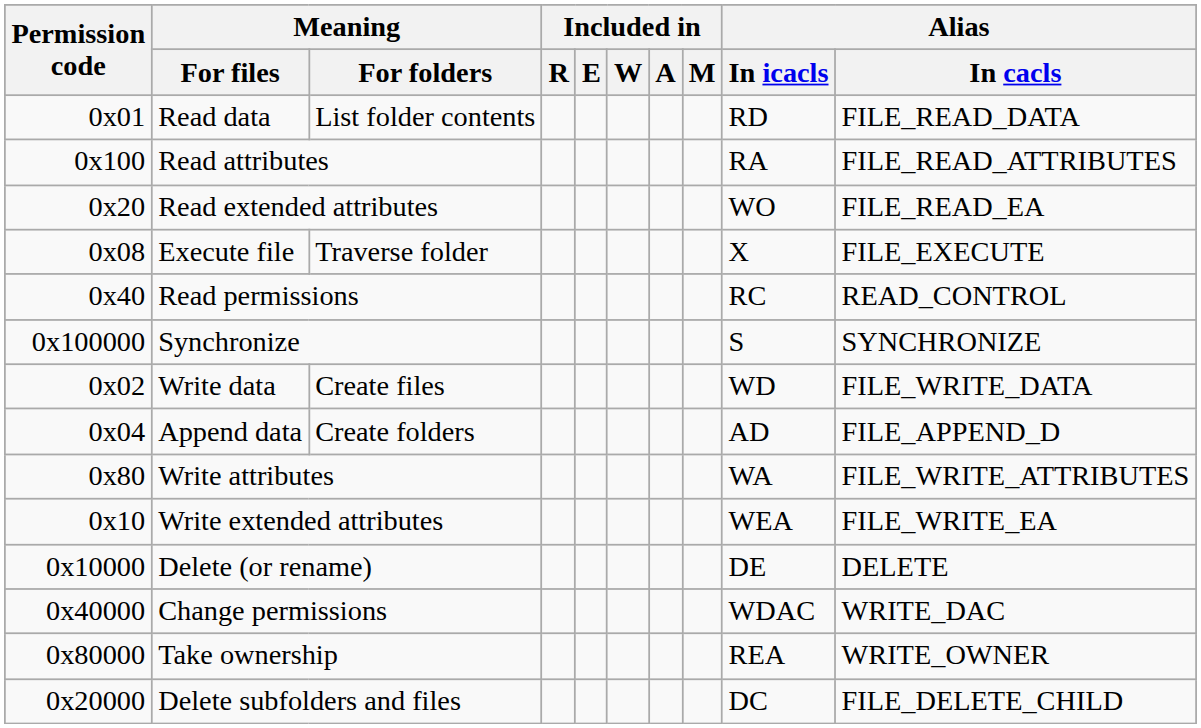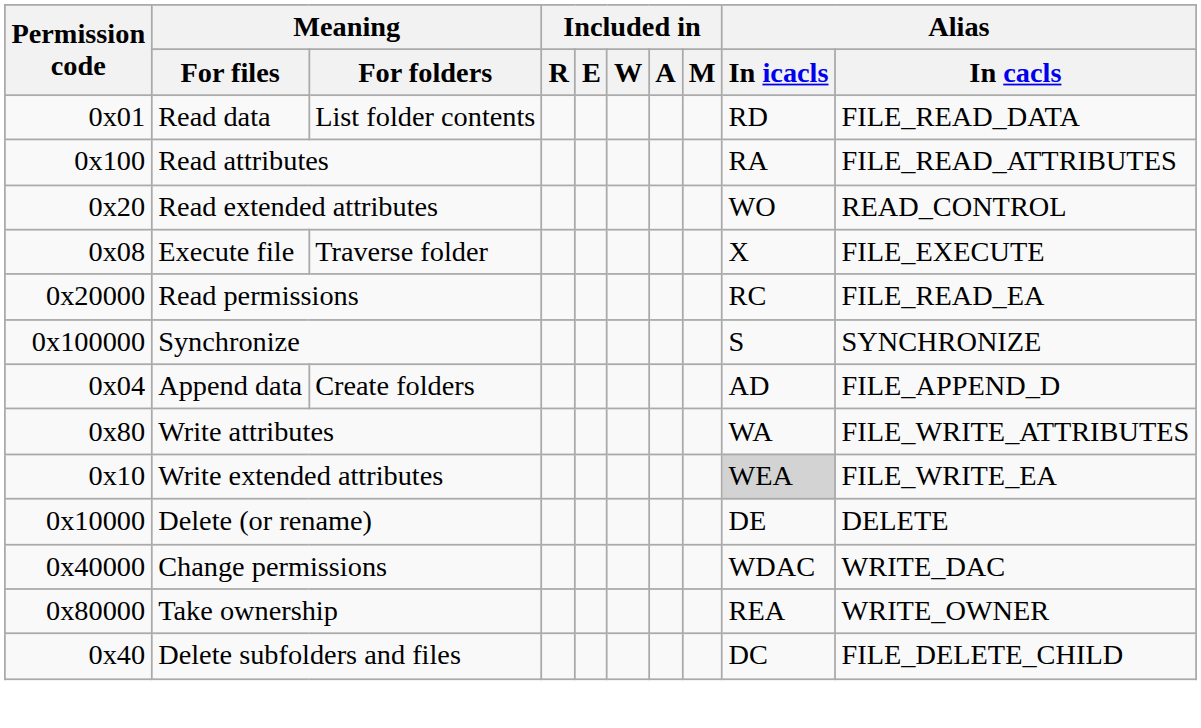(943, 206) FILE_READ_EA -> (954, 206) READ_CONTROL
(117, 296) 0x40 -> (96, 296) 0x20000
(954, 296) READ_CONTROL -> (943, 296) FILE_READ_EA
- row: (217, 386)
(761, 521) no background -> (761, 476) lightgrey background
(96, 700) 0x20000 -> (117, 655) 0x40
